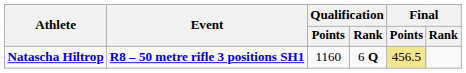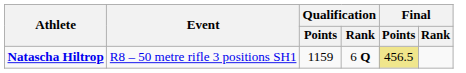(207, 57) bold -> (203, 57) normal
(328, 57) 1160 -> (321, 57) 1159
